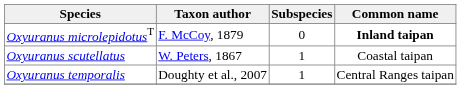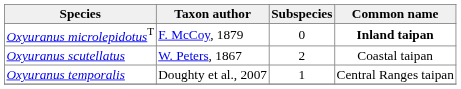(302, 55) 1 -> (302, 55) 2
